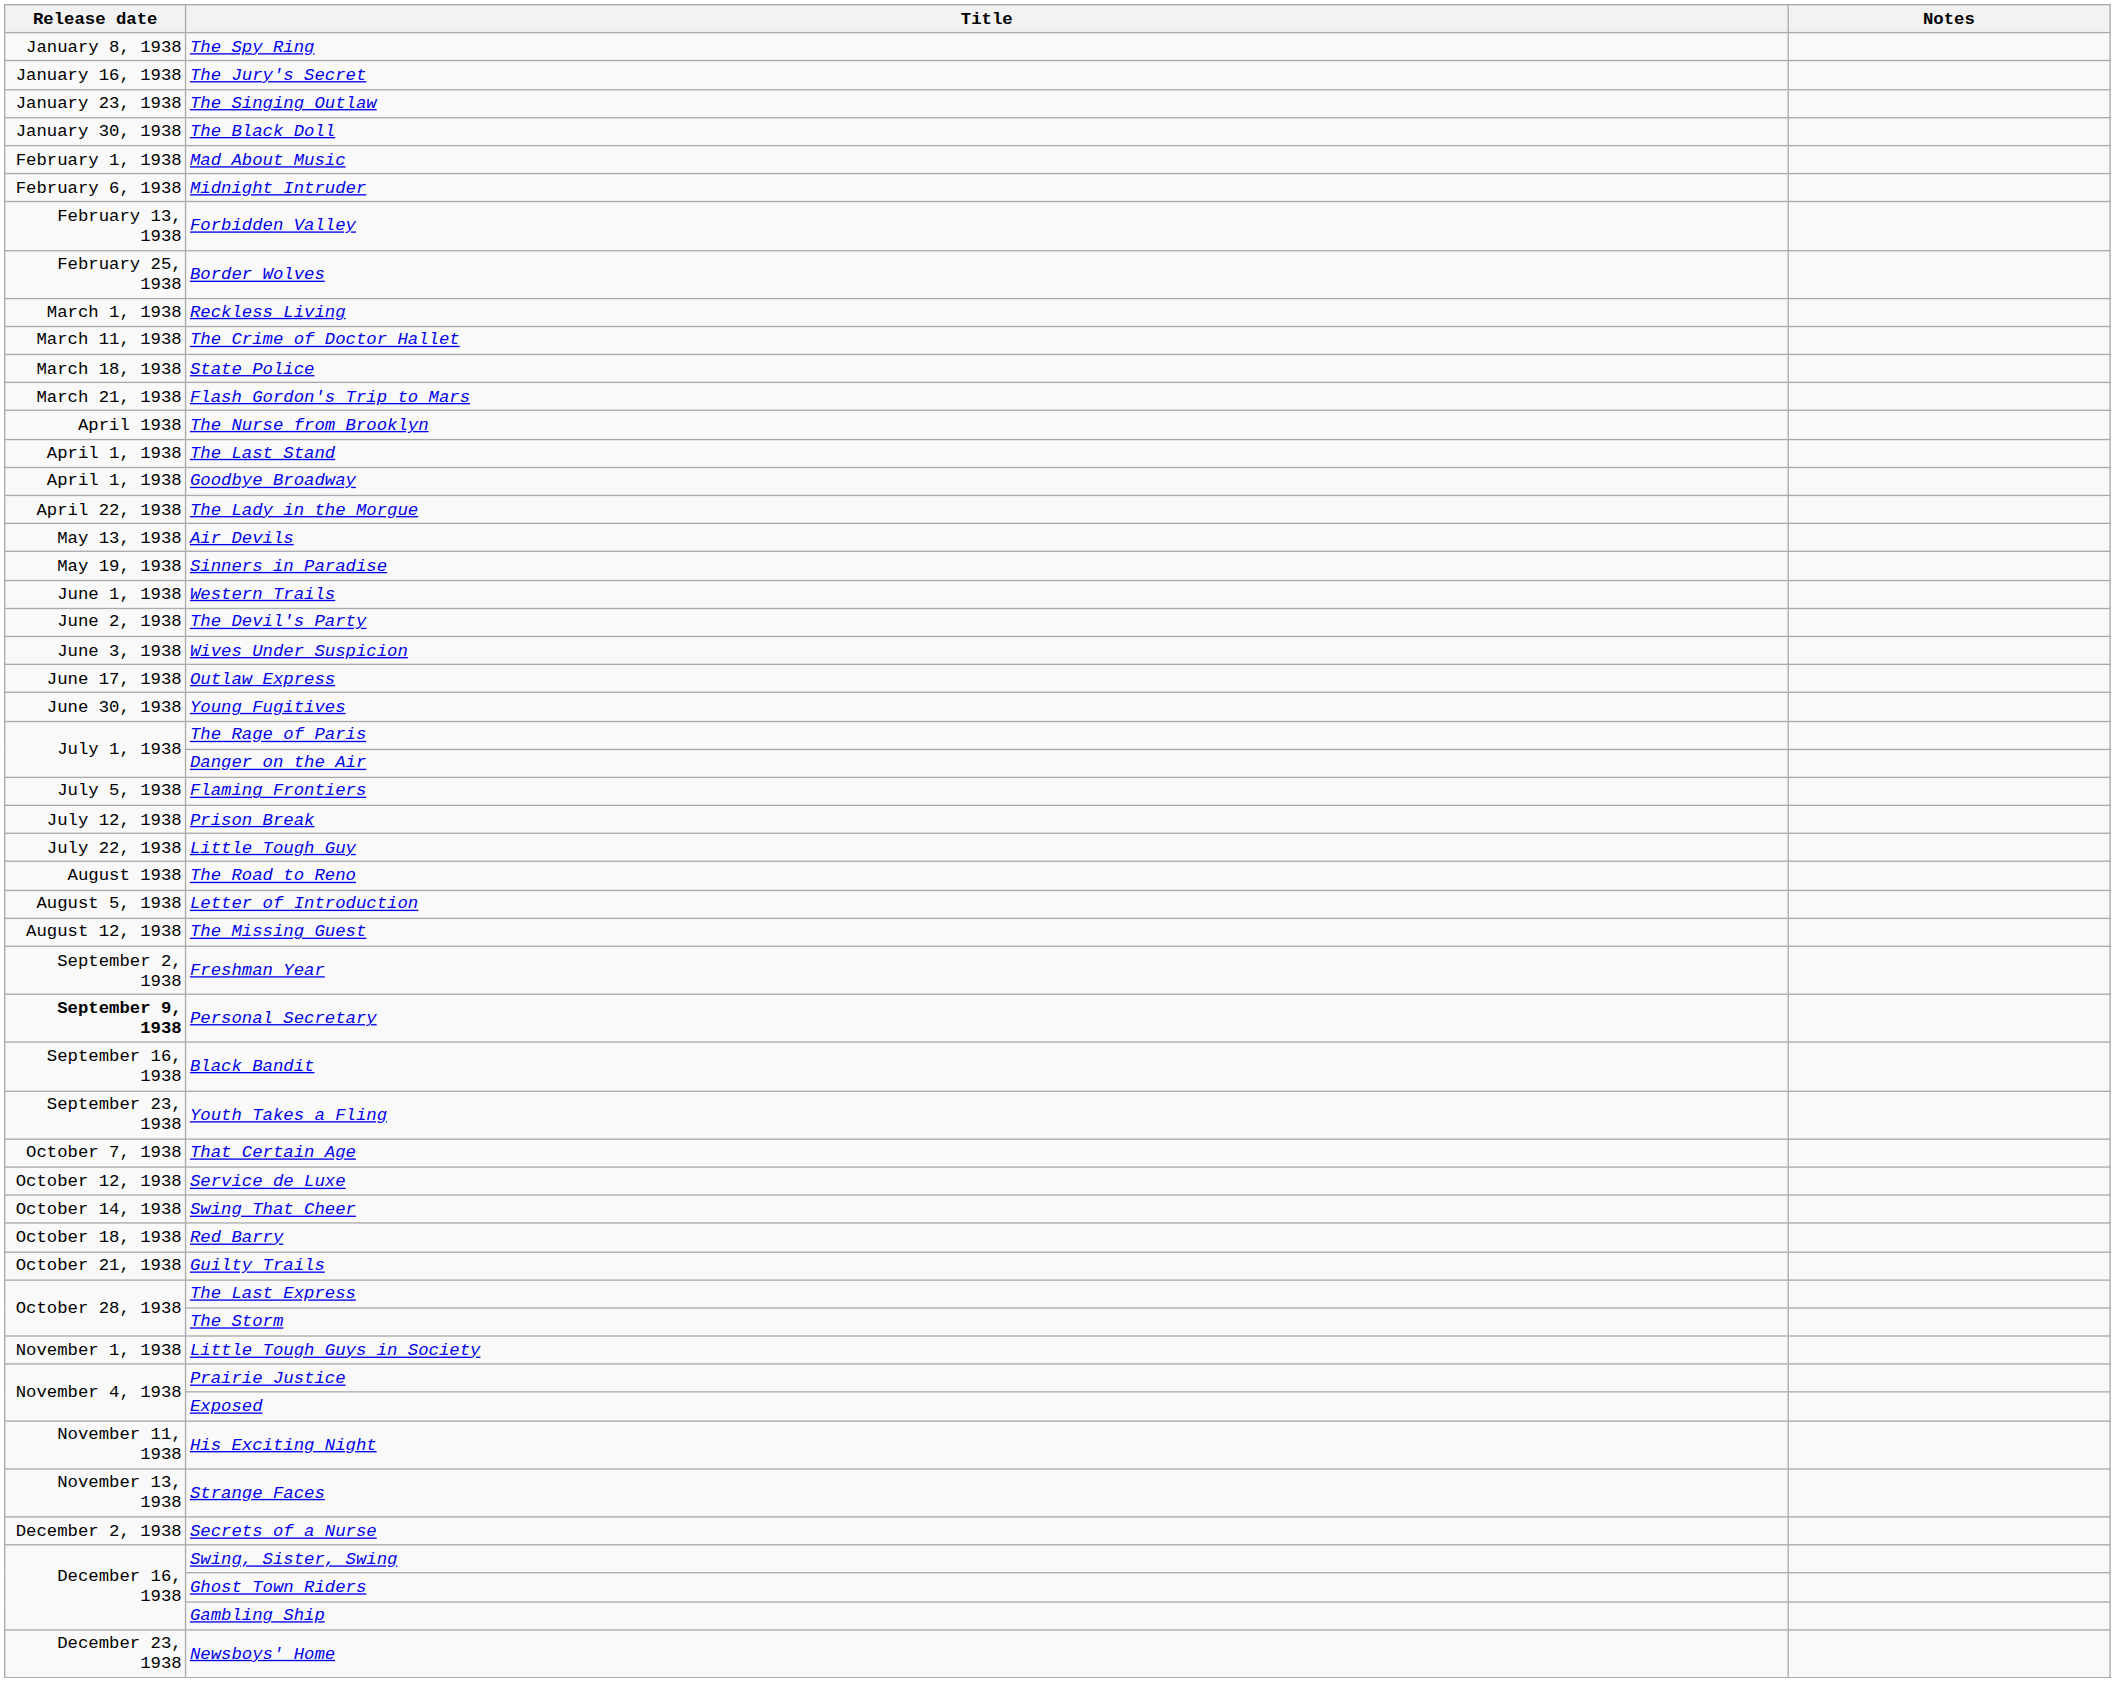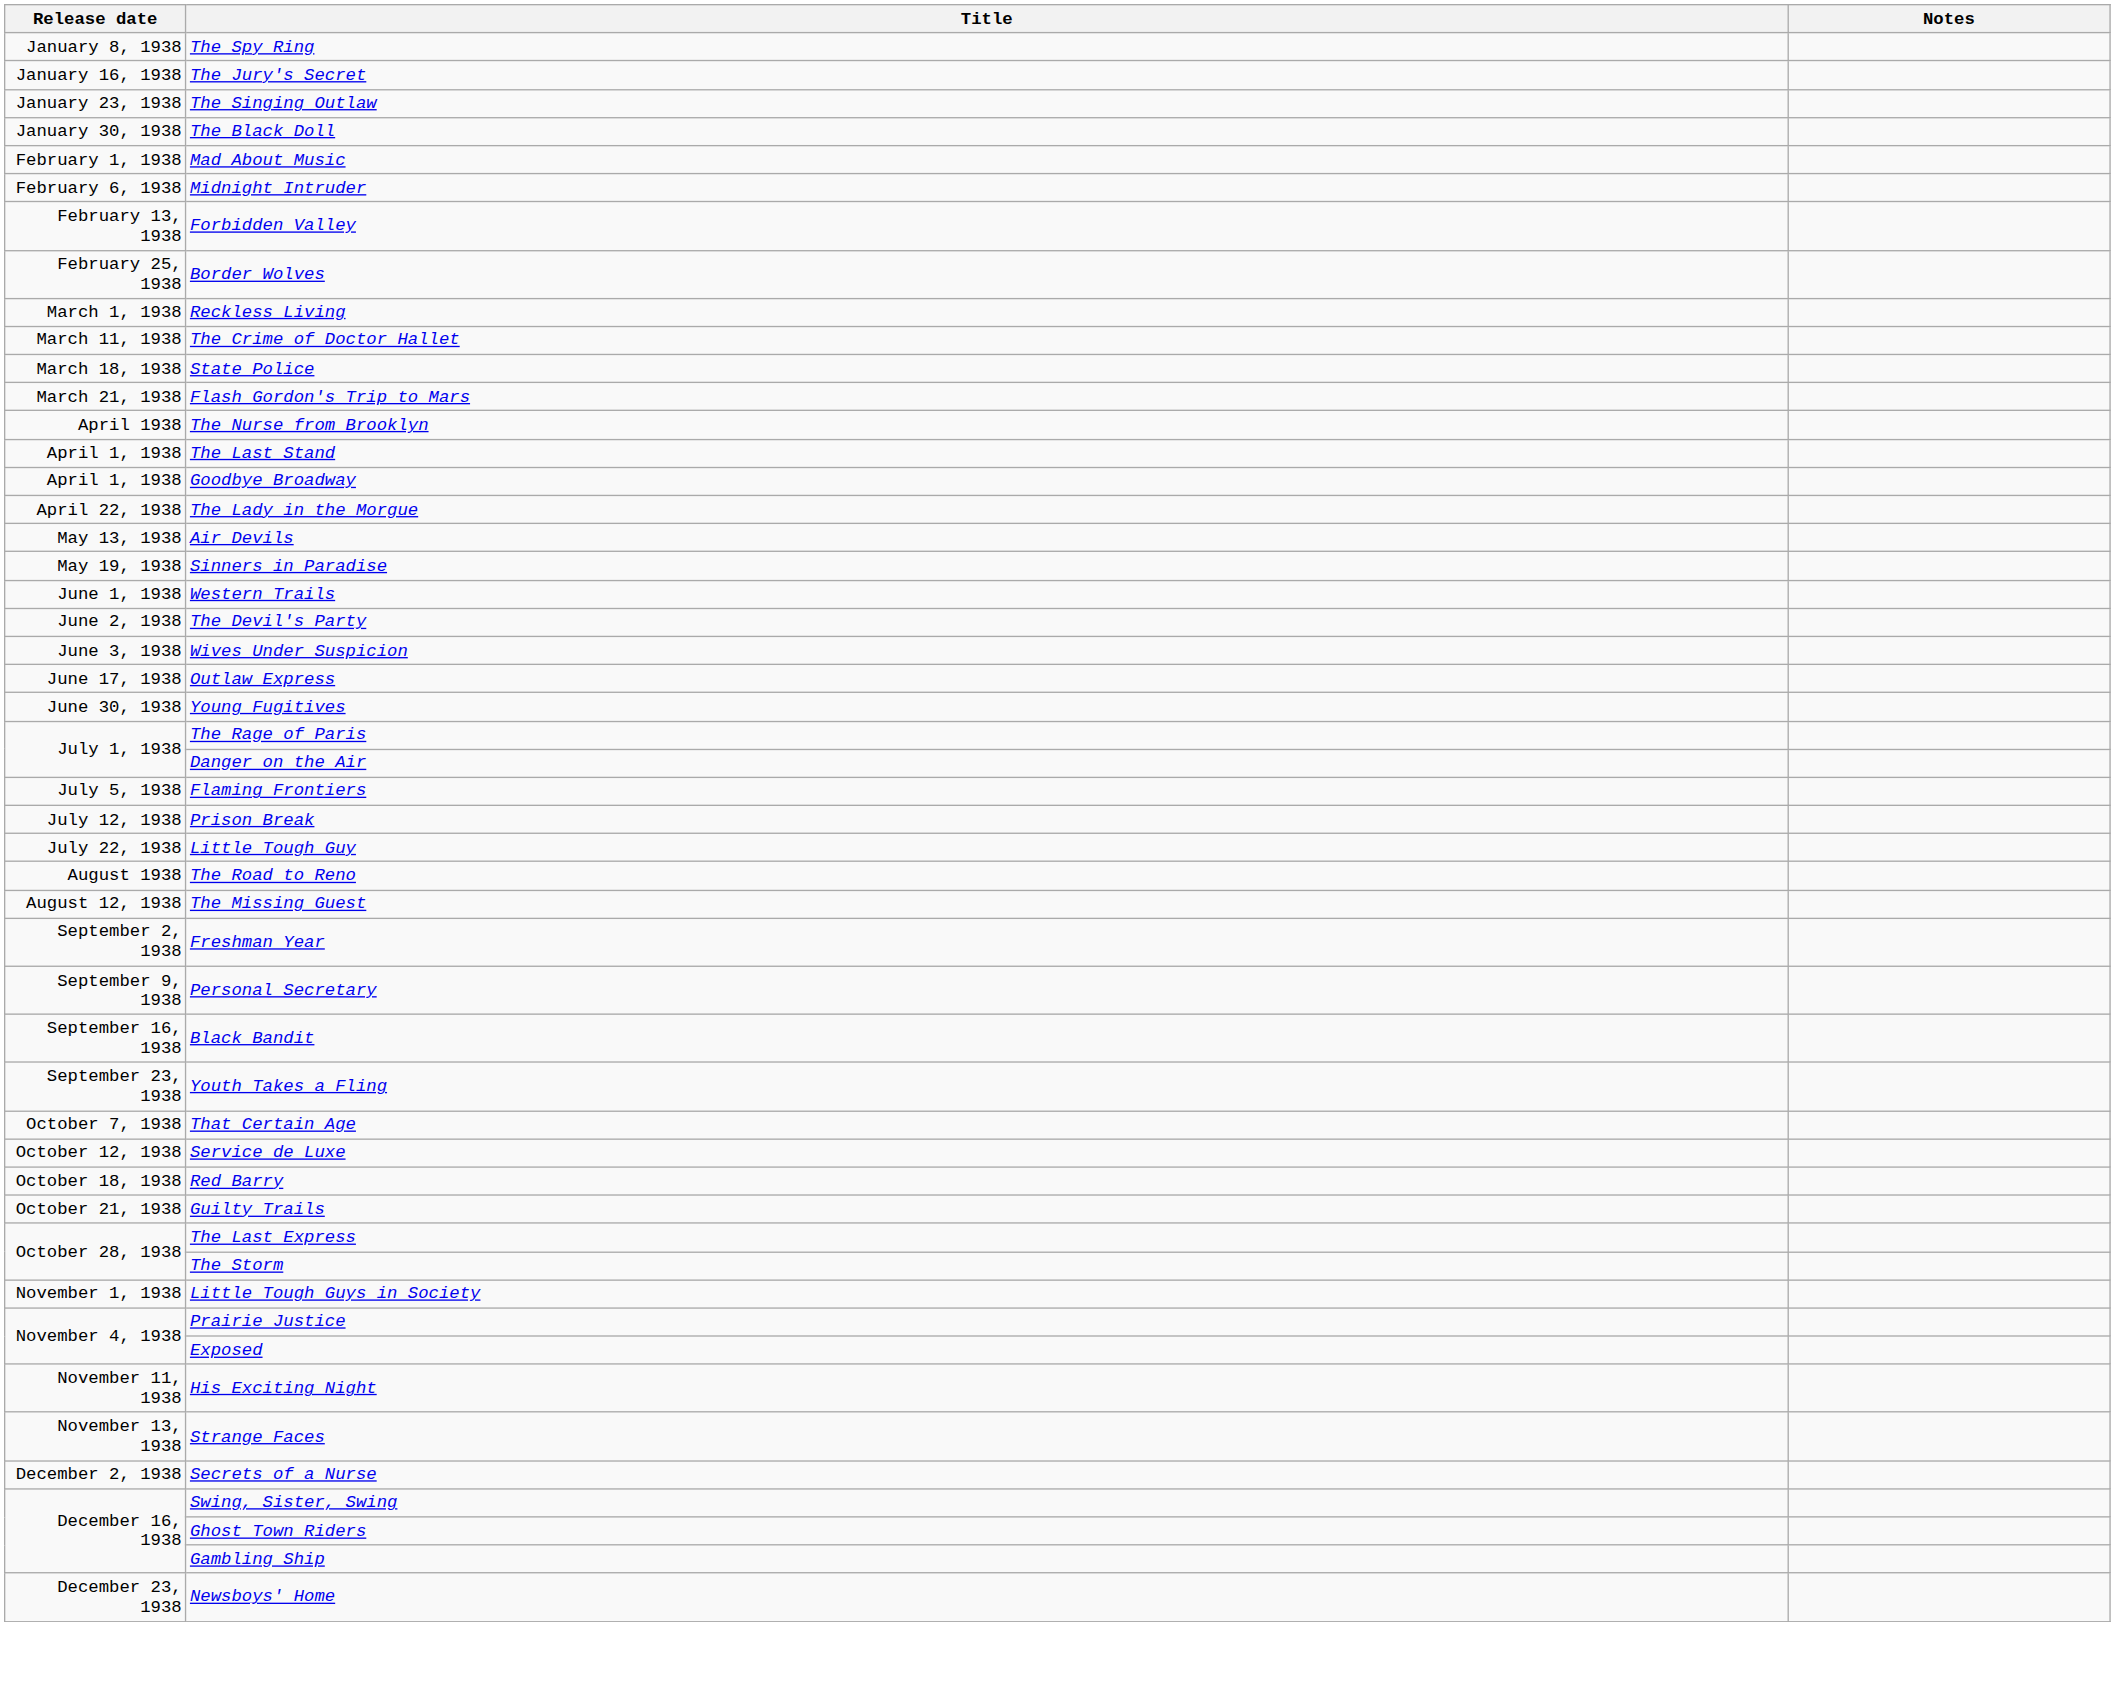- row: (304, 904)
(119, 1018) bold -> (119, 990) normal
- row: (273, 1209)
